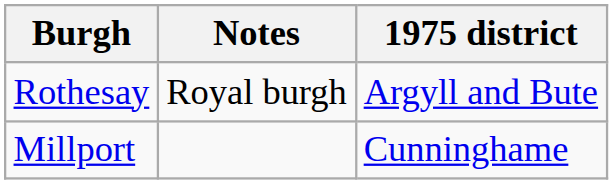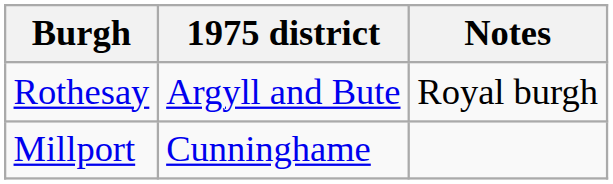columns swapped: (256, 33) <-> (481, 33)
